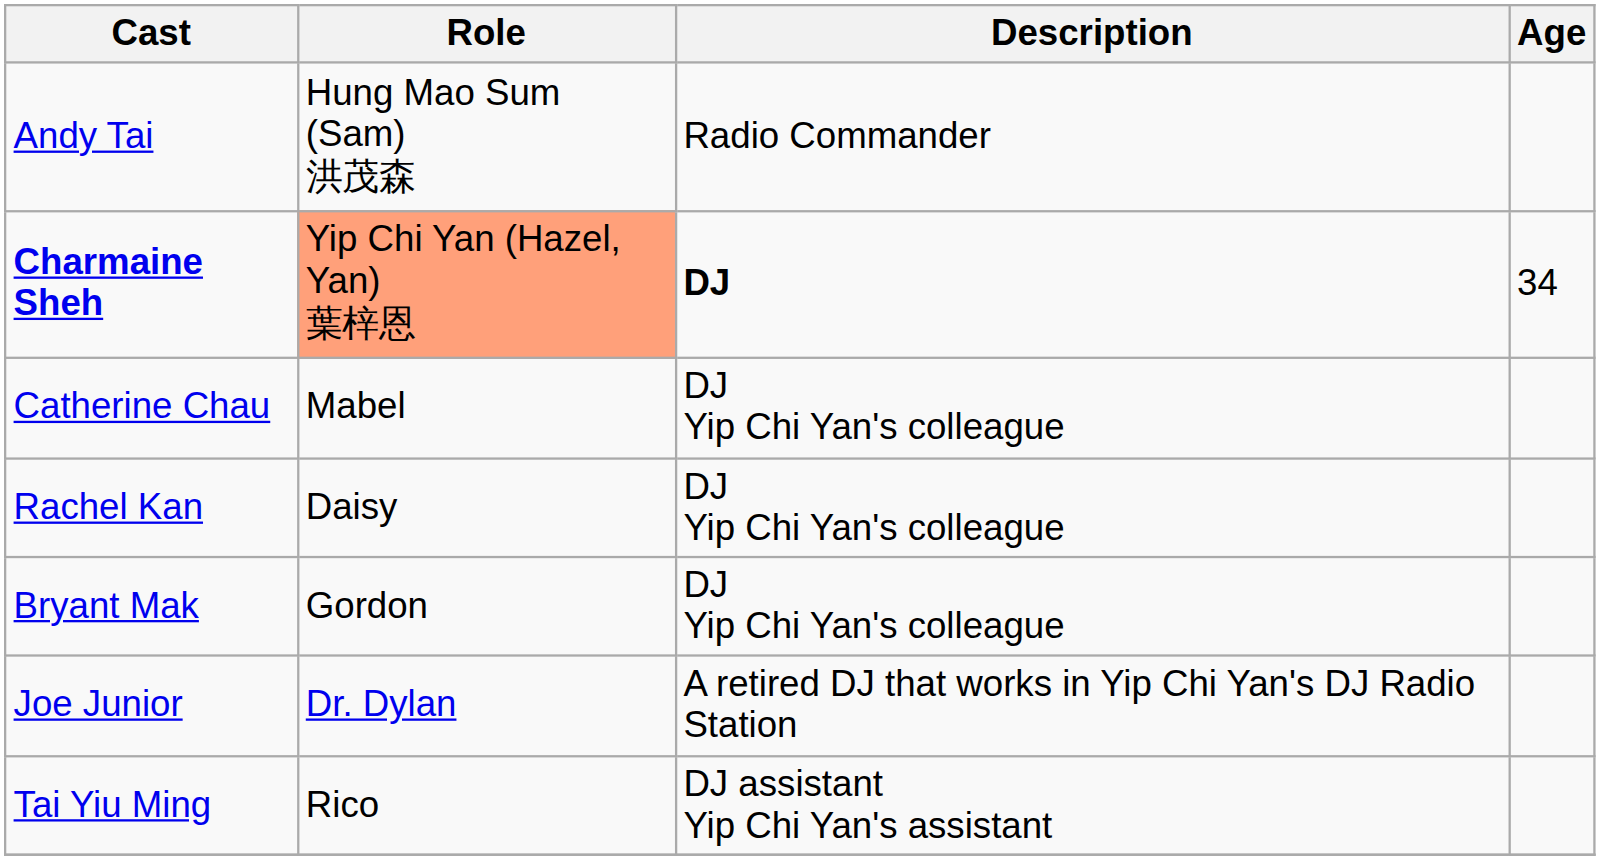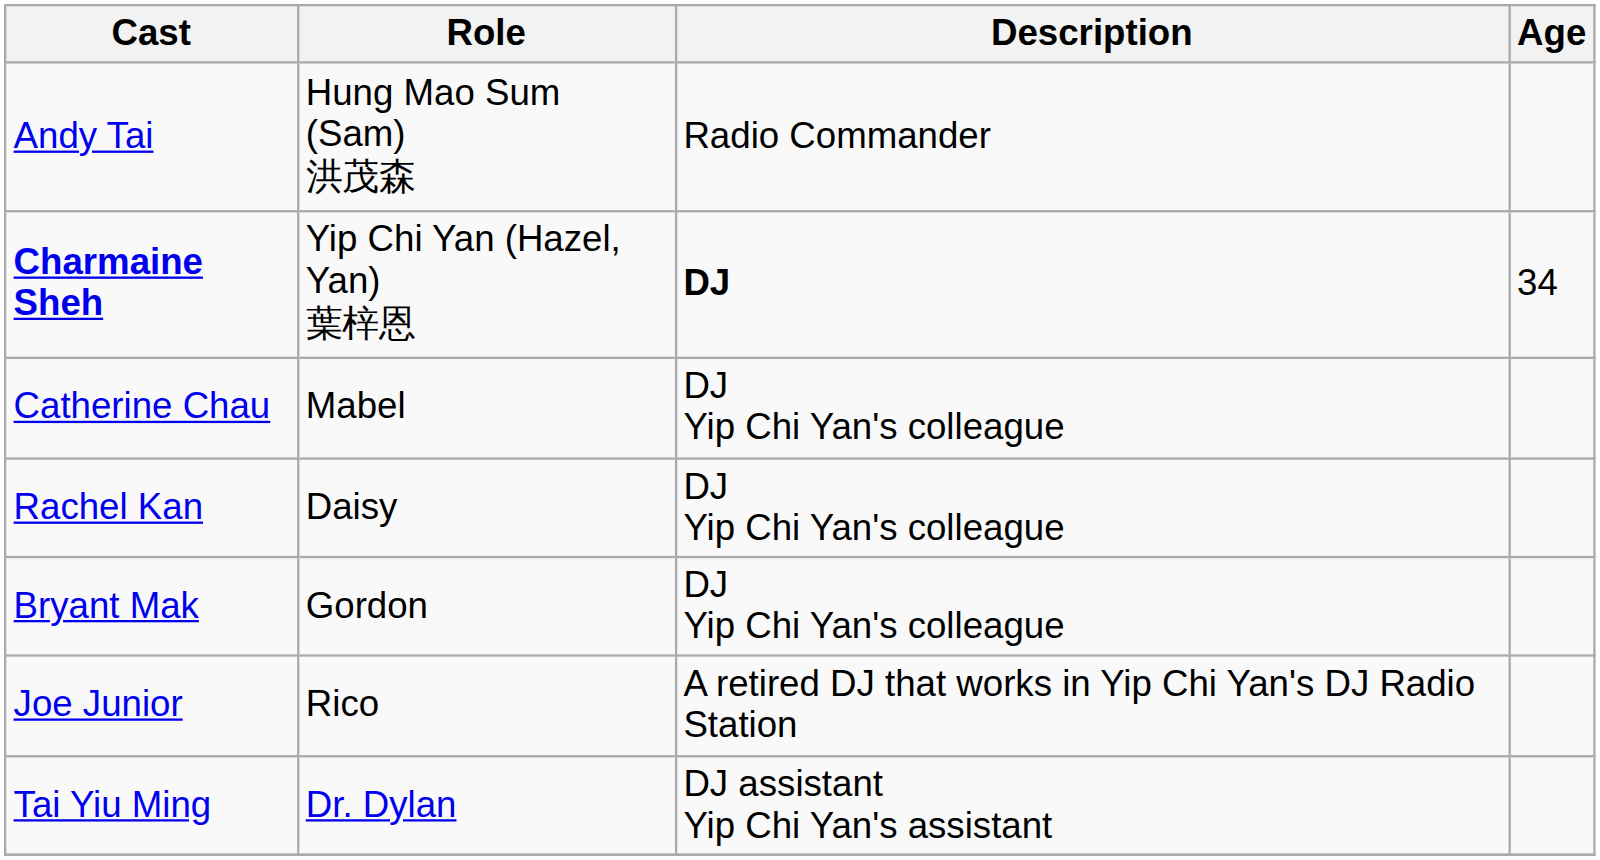(463, 281) lightsalmon background -> (463, 281) no background
(381, 705) Dr. Dylan -> (342, 705) Rico
(342, 804) Rico -> (381, 804) Dr. Dylan
